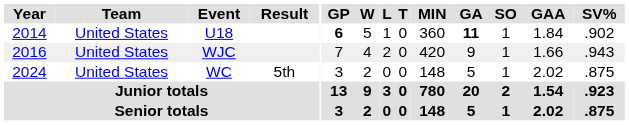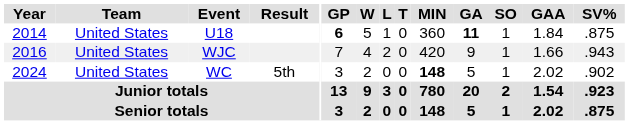(599, 33) .902 -> (599, 33) .875
(432, 71) normal -> (432, 71) bold
(599, 71) .875 -> (599, 71) .902
